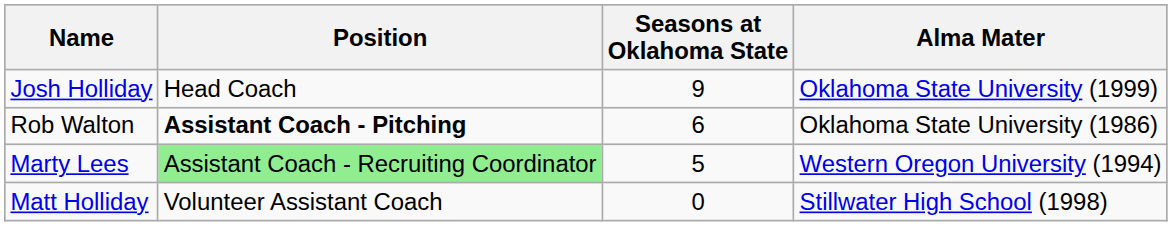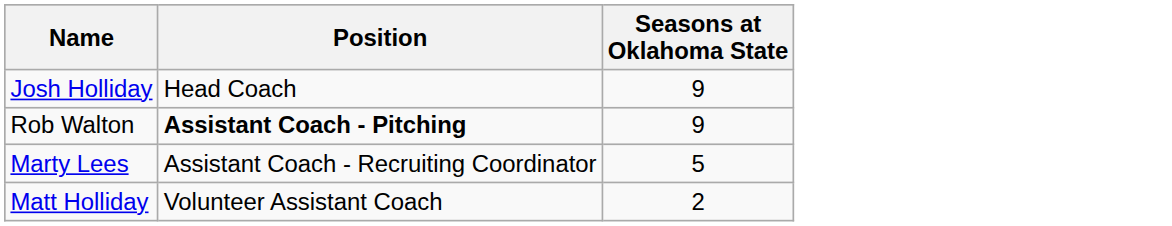- column: (981, 37)
(698, 126) 6 -> (698, 126) 9
(380, 164) lightgreen background -> (380, 164) no background
(698, 202) 0 -> (698, 202) 2
